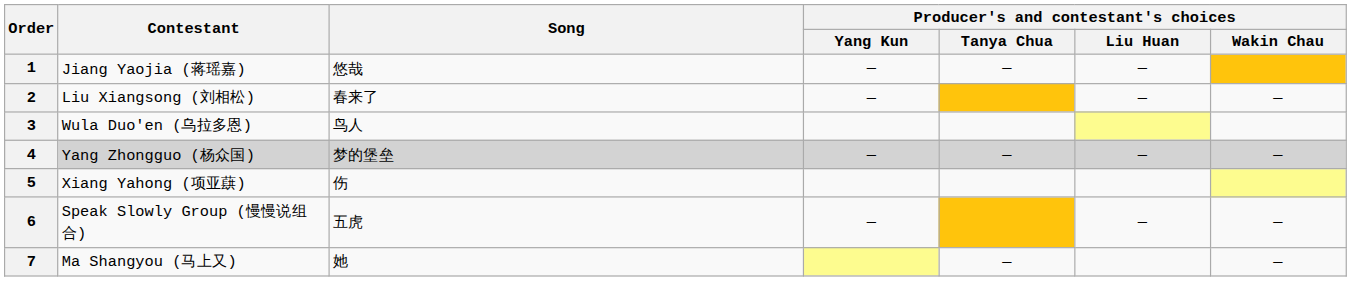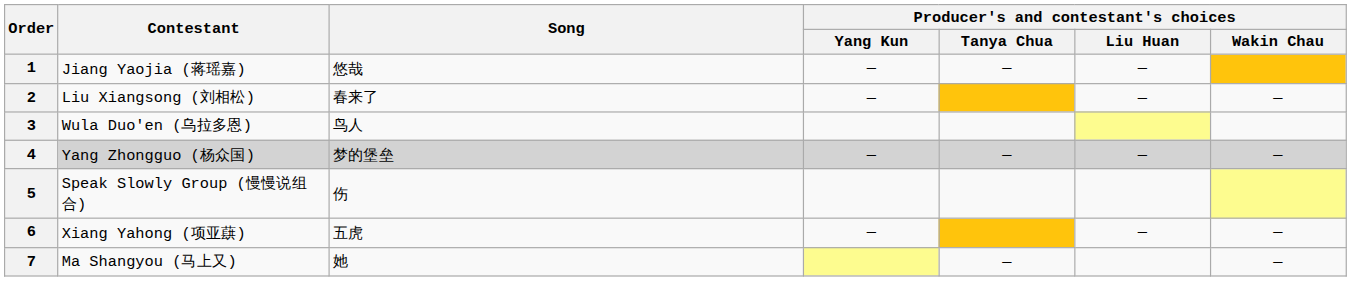(154, 184) Xiang Yahong (项亚蕻) -> (184, 194) Speak Slowly Group (慢慢说组合)
(184, 223) Speak Slowly Group (慢慢说组合) -> (154, 233) Xiang Yahong (项亚蕻)
